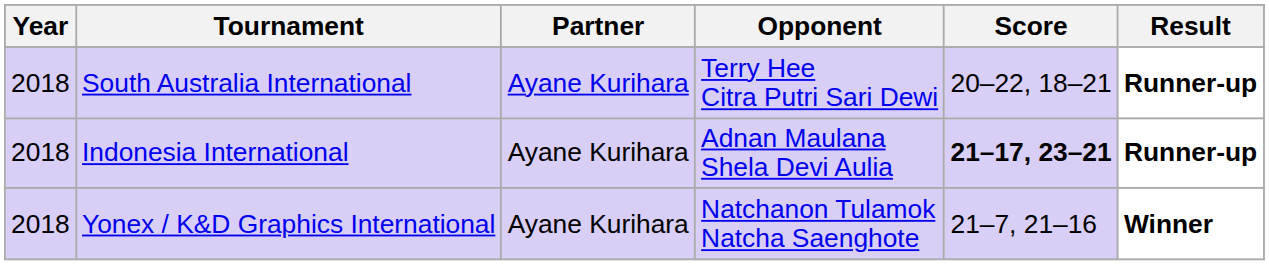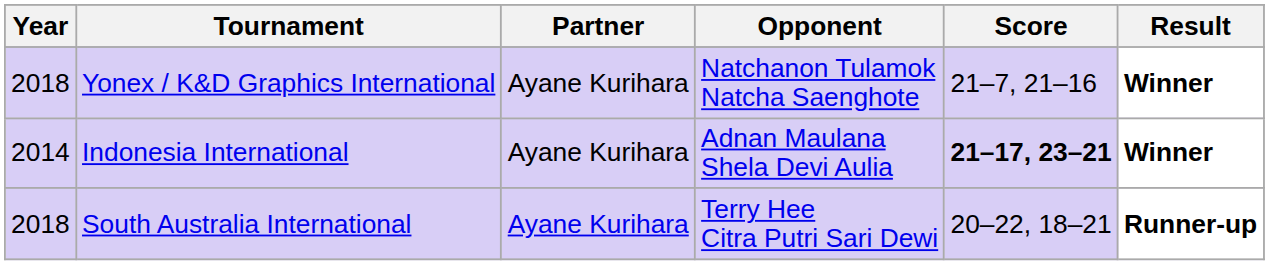rows swapped: (247, 82) <-> (289, 224)
(40, 153) 2018 -> (40, 153) 2014
(1191, 153) Runner-up -> (1168, 153) Winner
